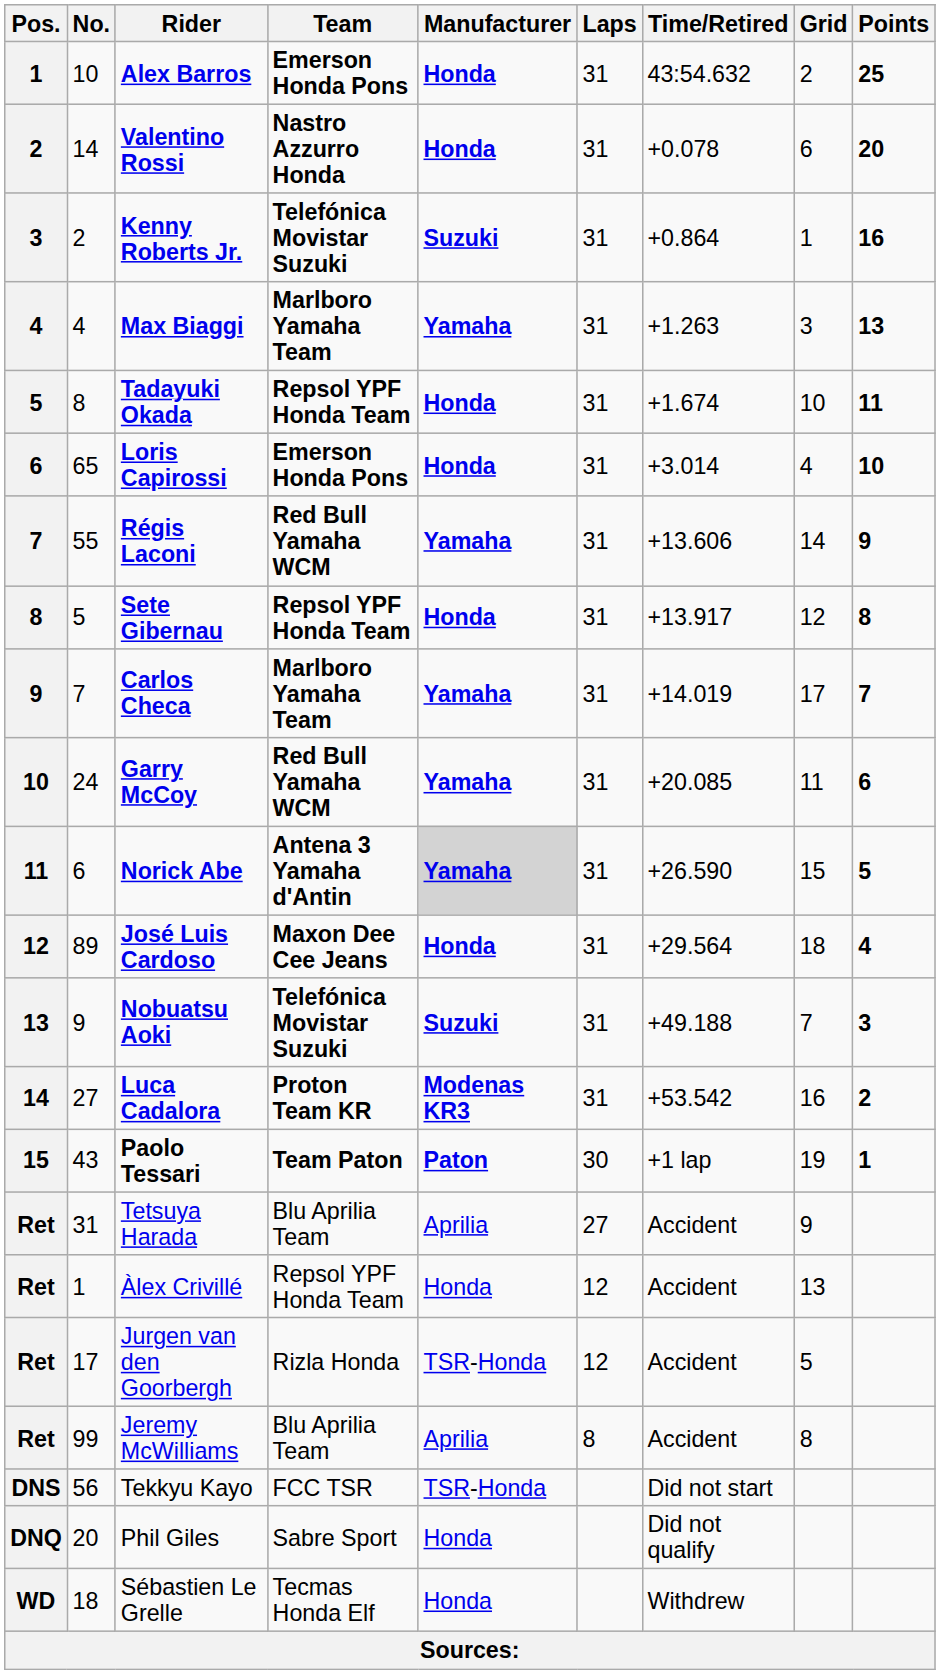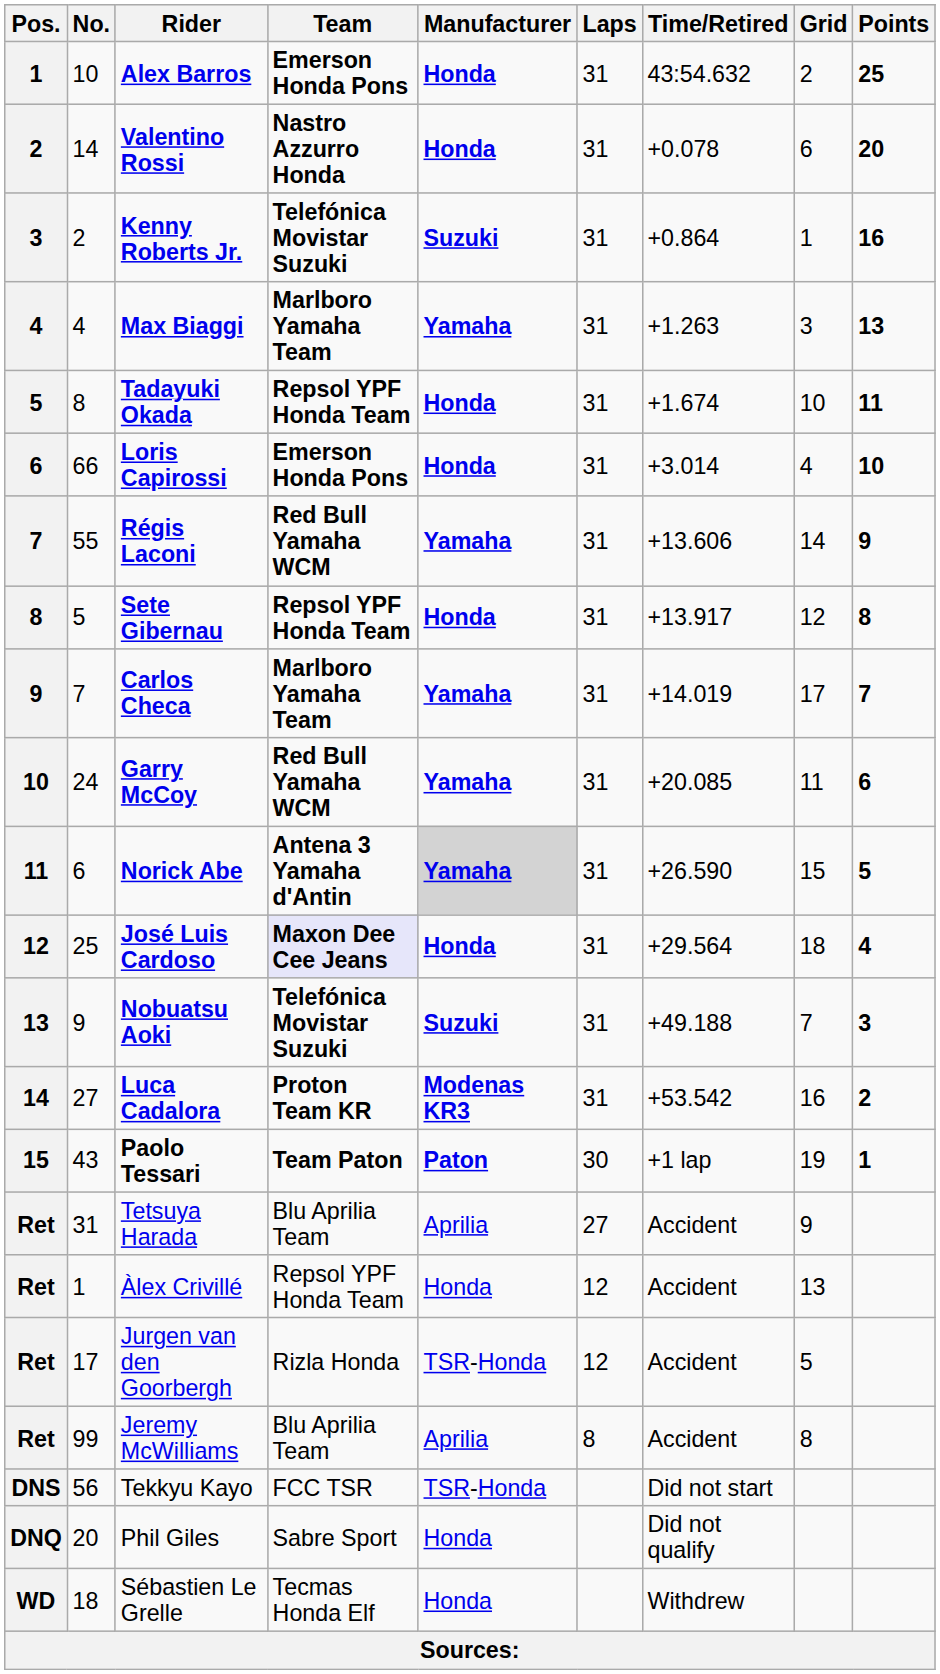(86, 465) 65 -> (86, 465) 66
(86, 946) 89 -> (86, 946) 25
(334, 946) no background -> (334, 946) lavender background
